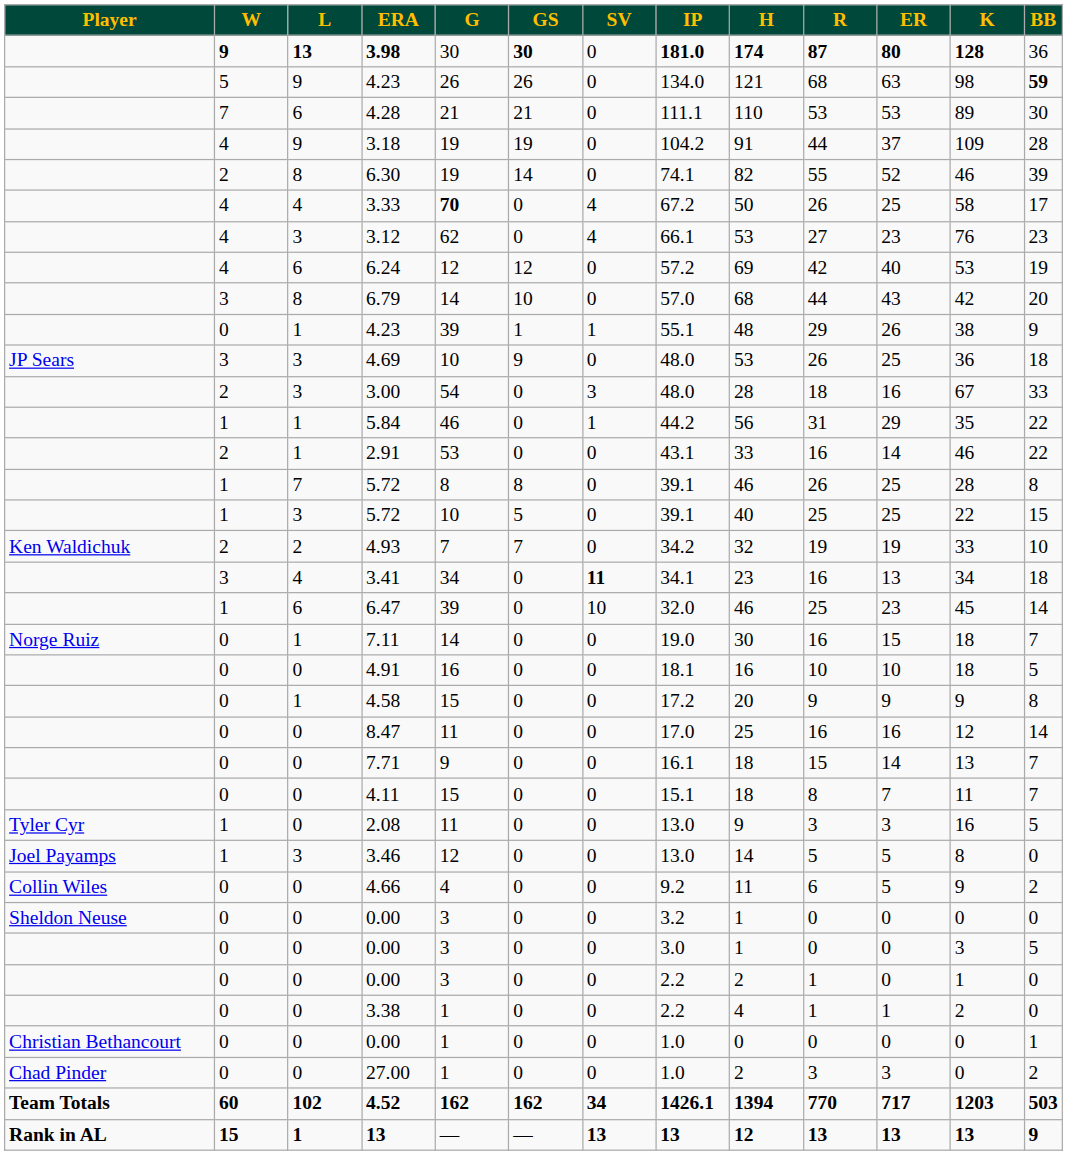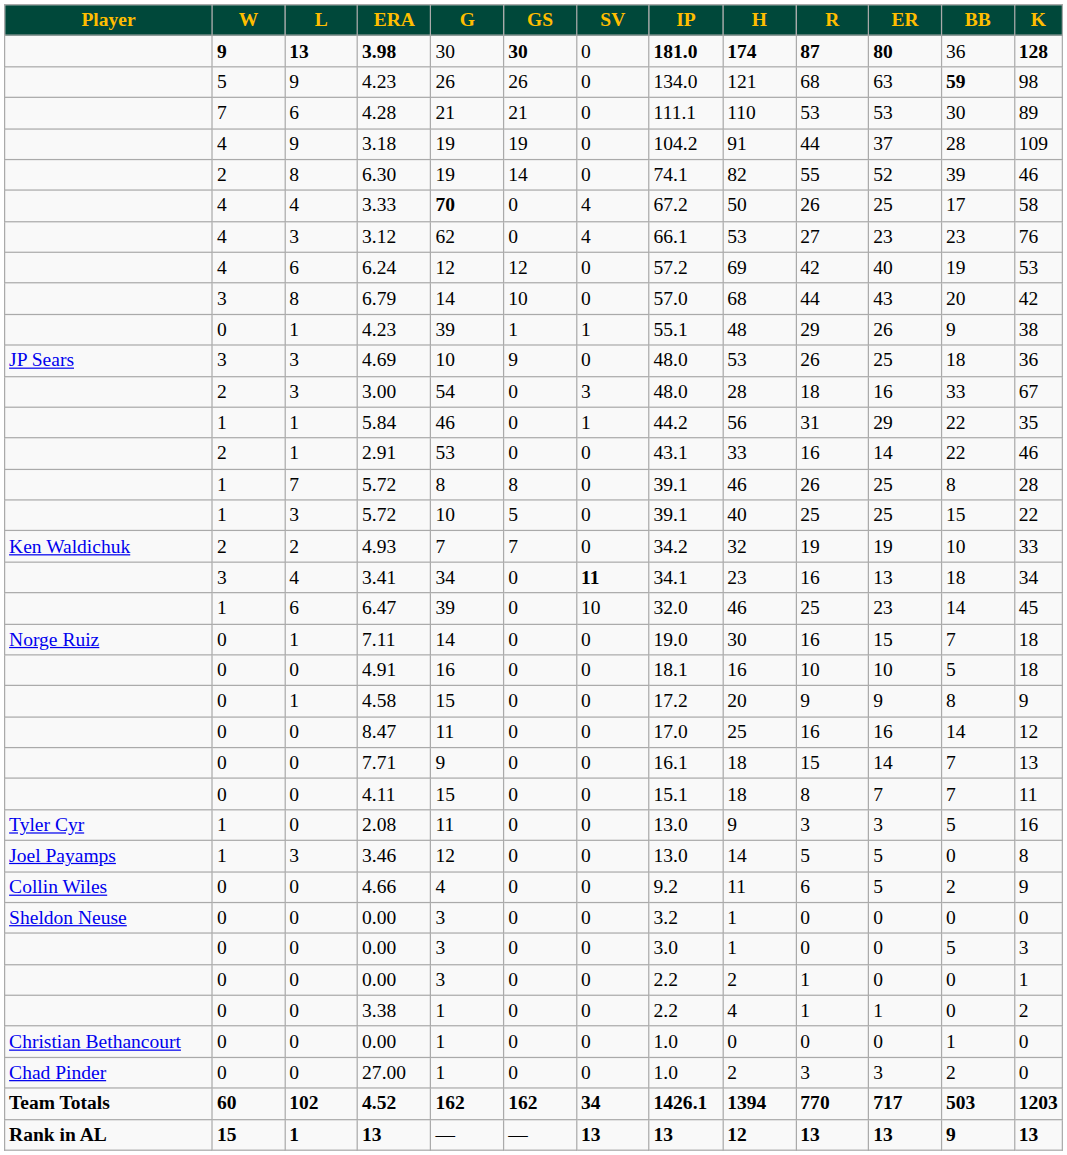columns swapped: (1043, 19) <-> (987, 19)
